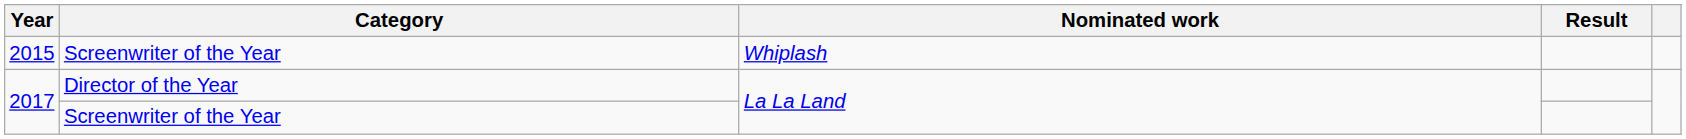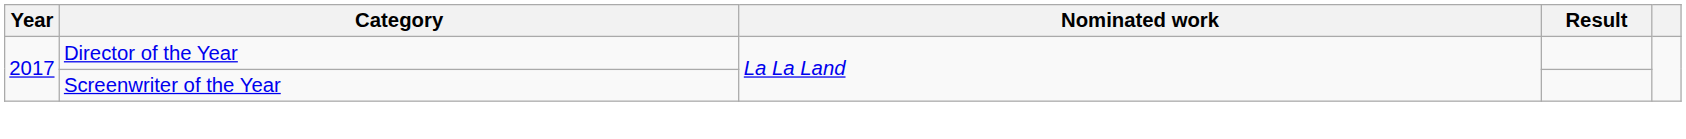- row: (32, 52)
